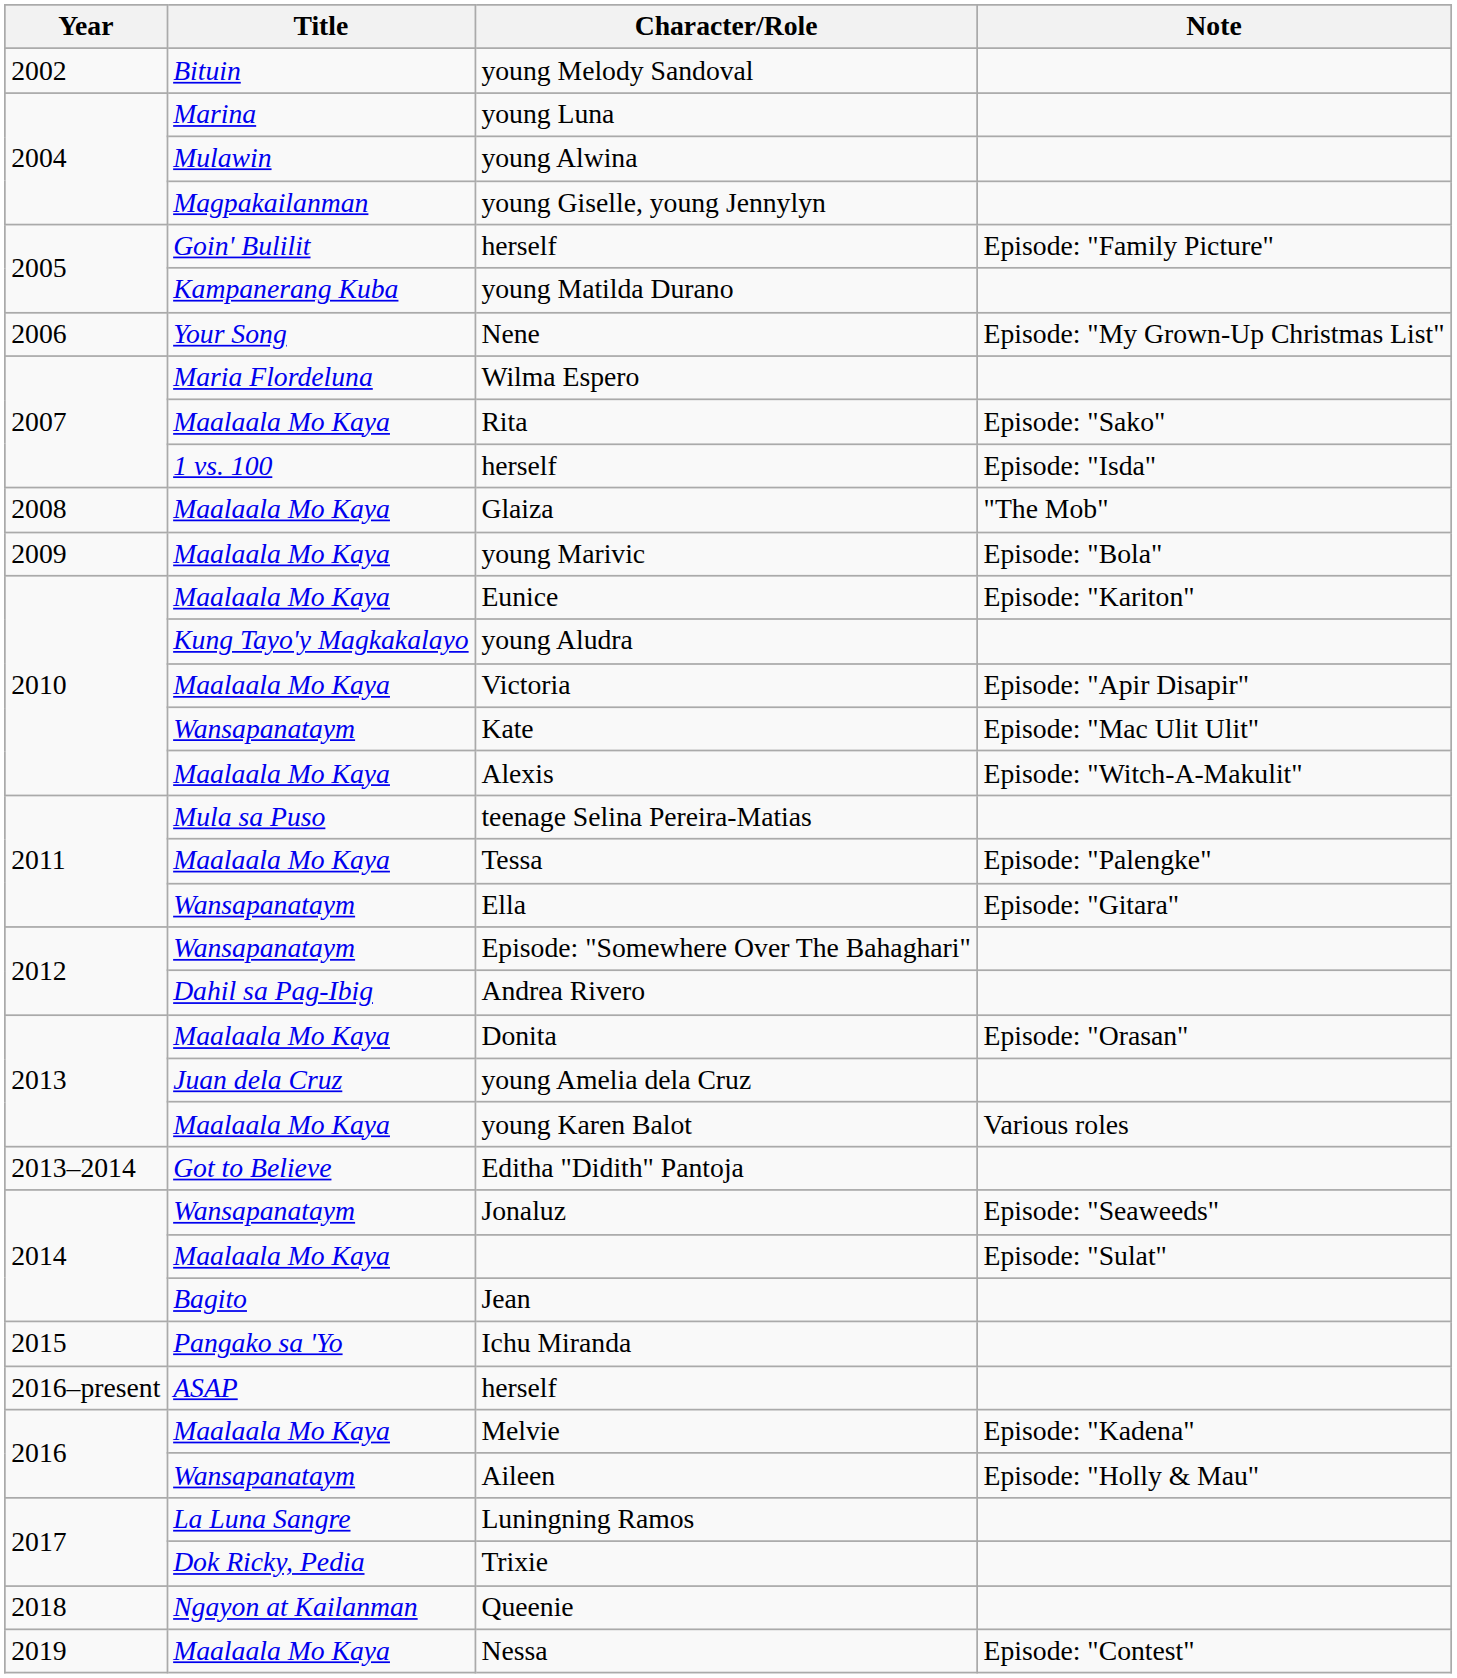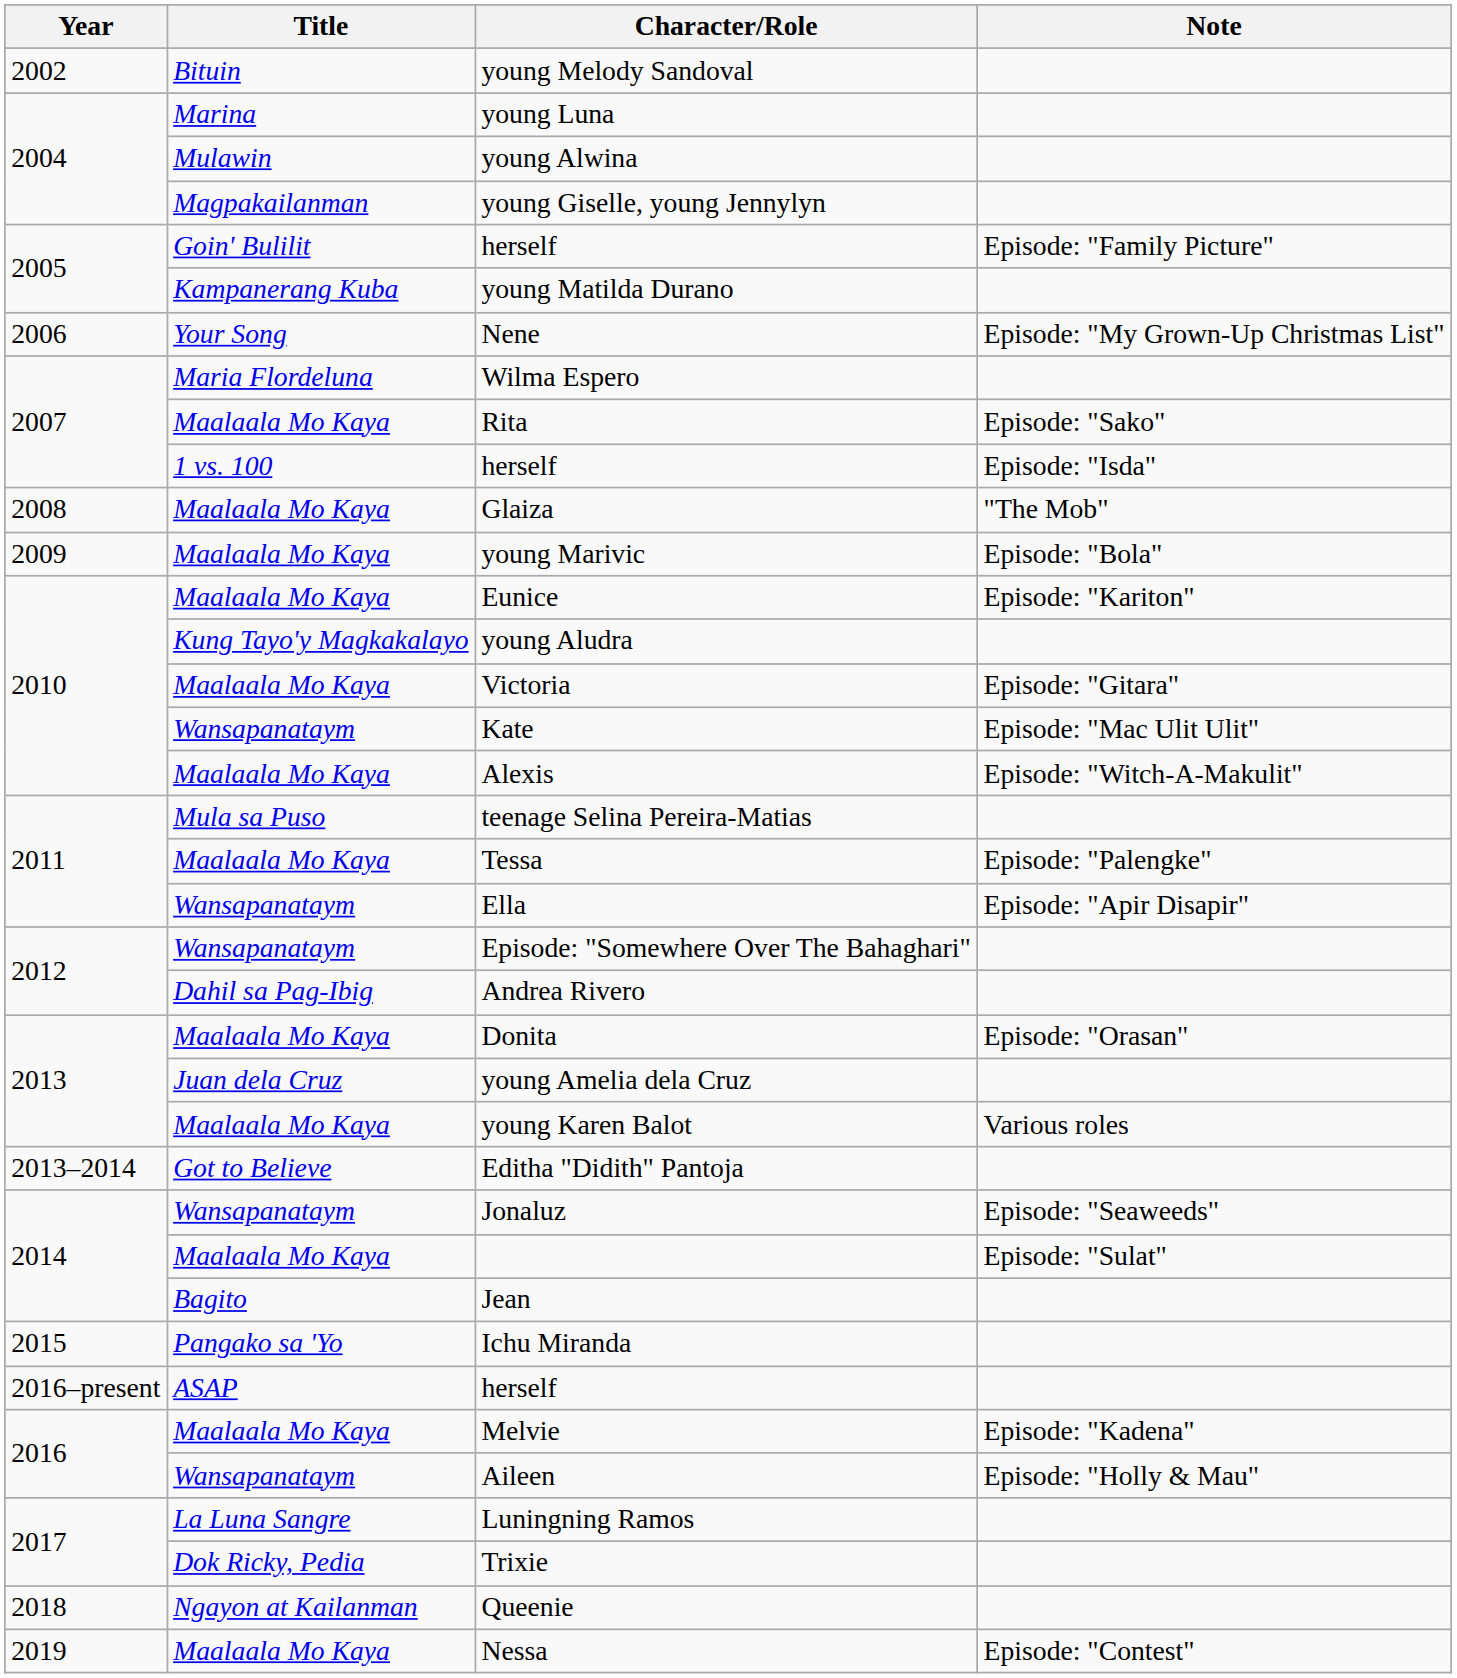(1116, 684) Episode: "Apir Disapir" -> (1081, 684) Episode: "Gitara"
(1081, 904) Episode: "Gitara" -> (1116, 904) Episode: "Apir Disapir"
